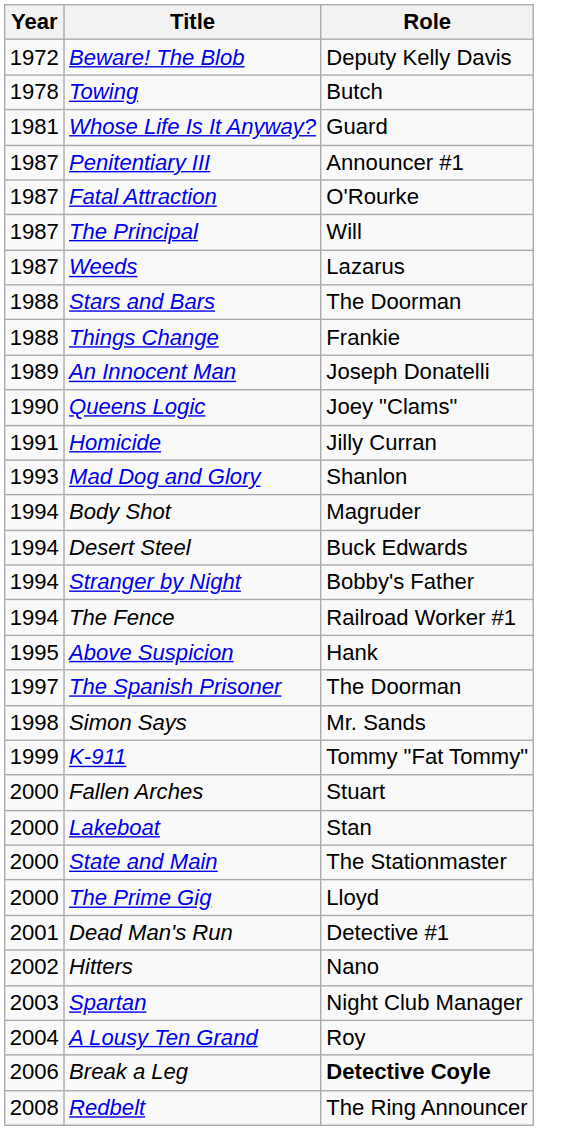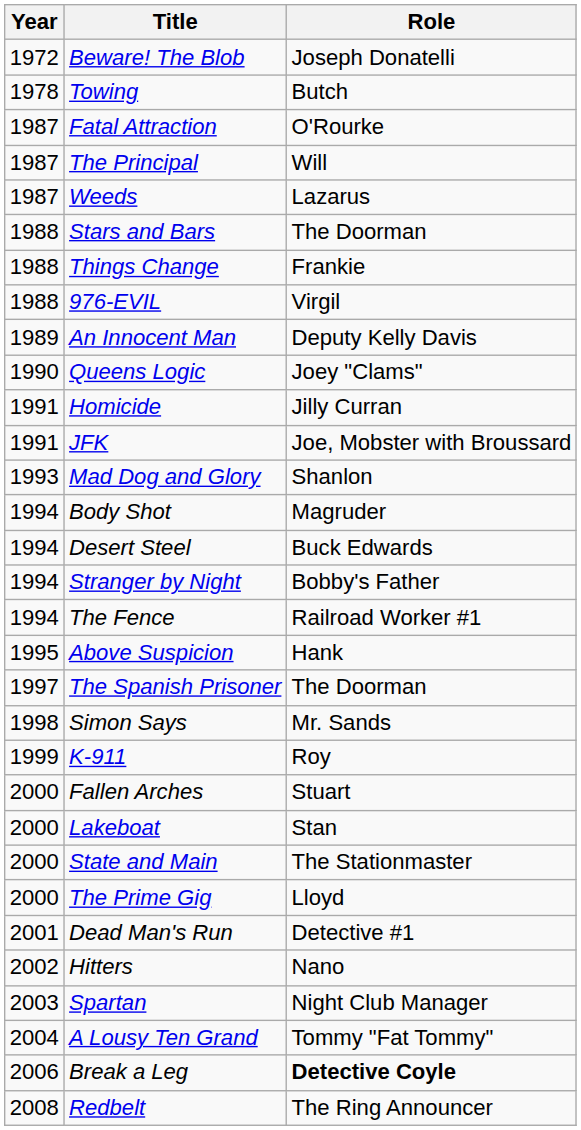(419, 57) Deputy Kelly Davis -> (373, 57) Joseph Donatelli
- row: (193, 127)
- row: (140, 162)
+ row: (115, 302)
(408, 372) Joseph Donatelli -> (384, 337) Deputy Kelly Davis
+ row: (89, 442)
(427, 757) Tommy "Fat Tommy" -> (311, 757) Roy
(346, 1037) Roy -> (392, 1037) Tommy "Fat Tommy"
